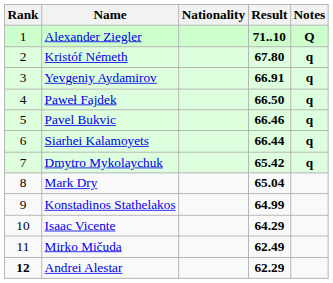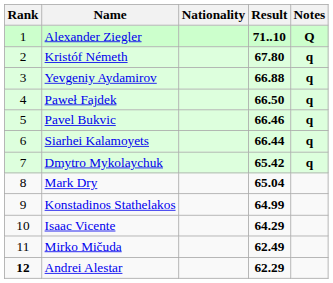(269, 78) 66.91 -> (269, 78) 66.88
